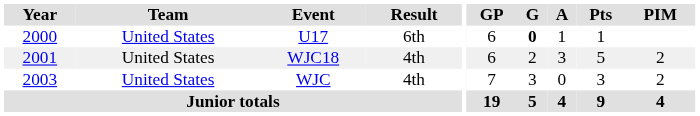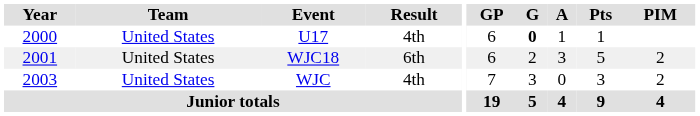(414, 36) 6th -> (414, 36) 4th
(414, 57) 4th -> (414, 57) 6th
